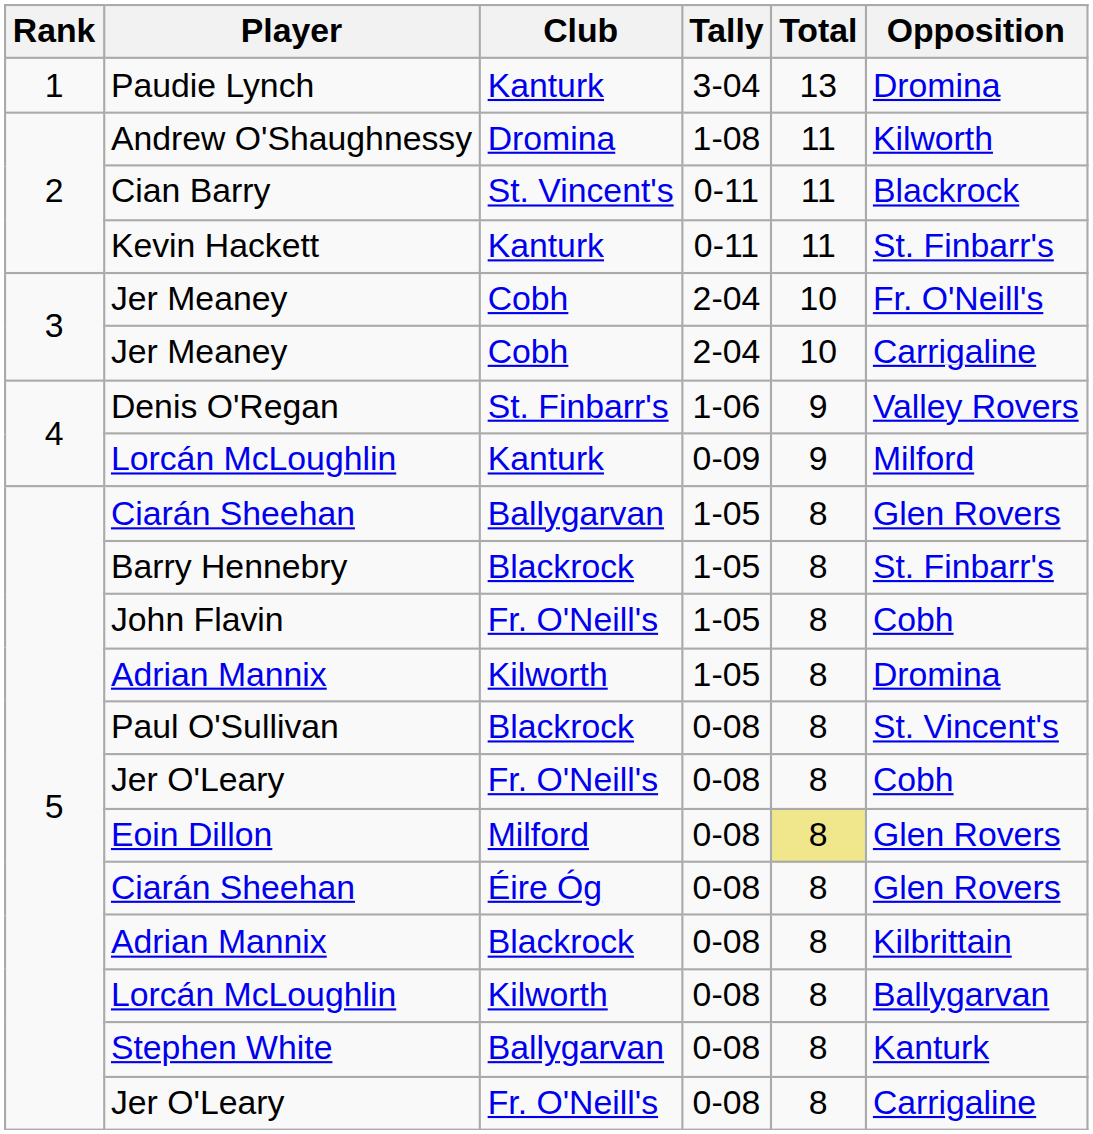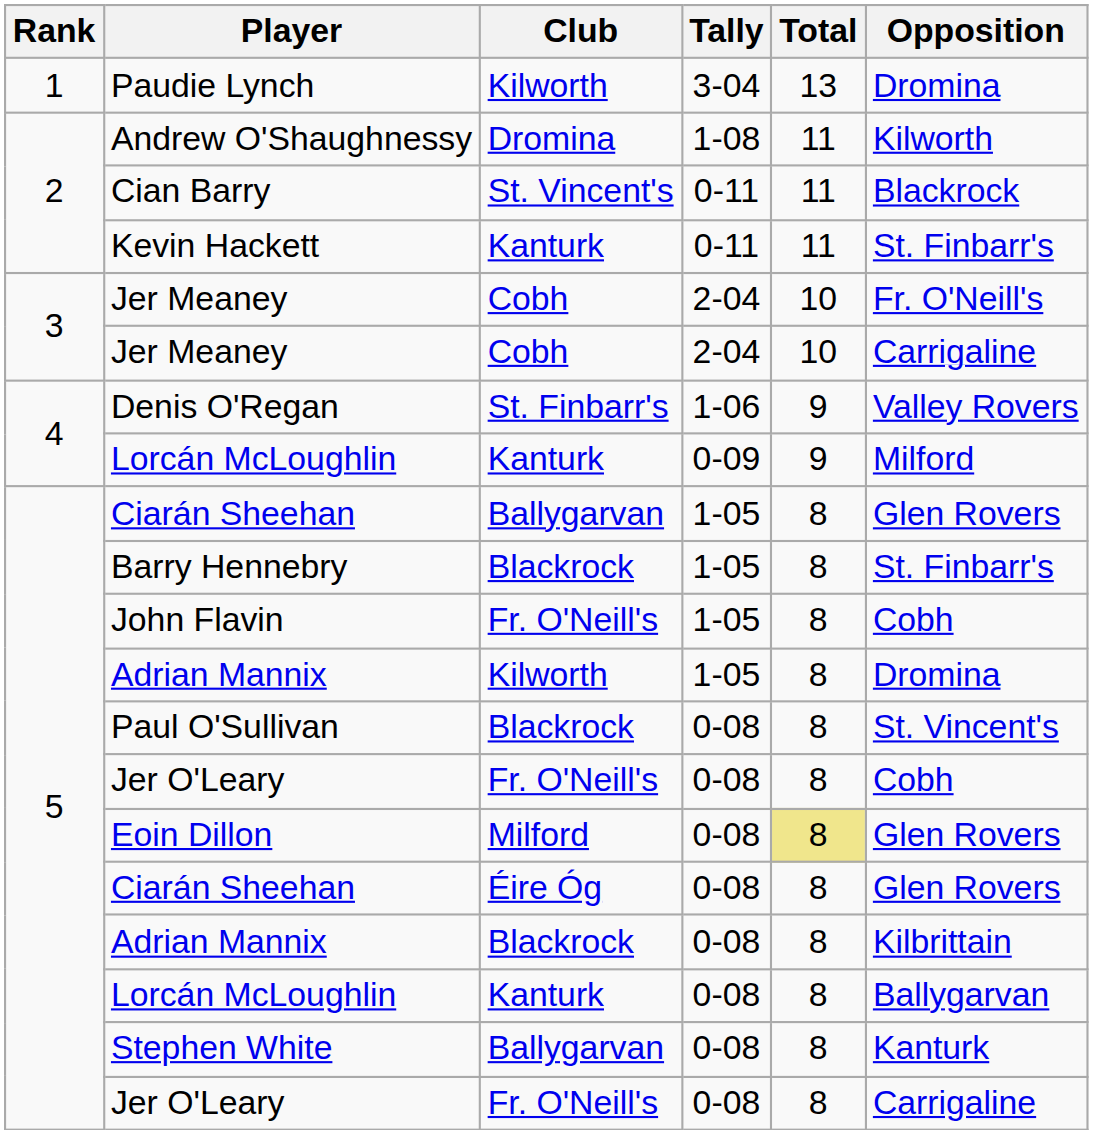(546, 84) Kanturk -> (548, 84) Kilworth
(548, 995) Kilworth -> (546, 995) Kanturk
